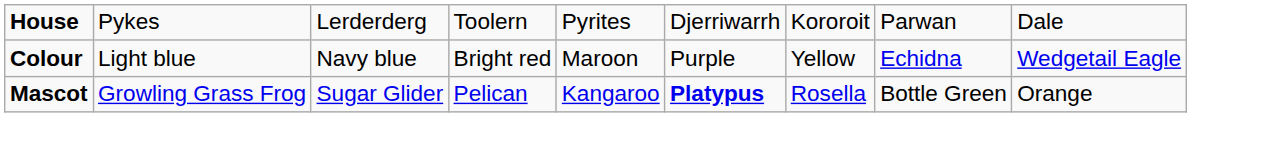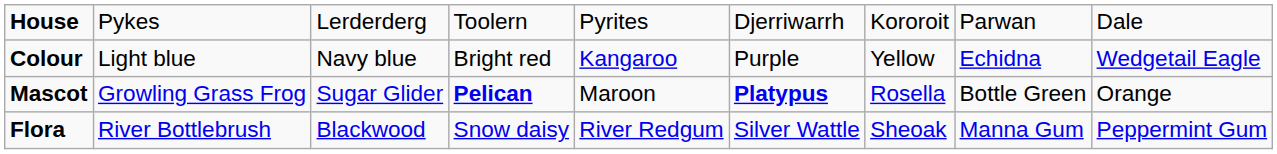(600, 58) Maroon -> (628, 58) Kangaroo
(491, 93) normal -> (493, 93) bold
(611, 93) Kangaroo -> (618, 93) Maroon
+ row: (37, 129)
